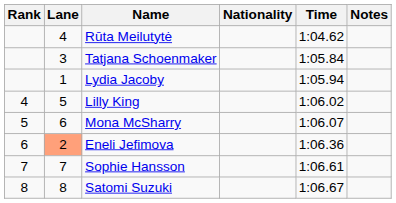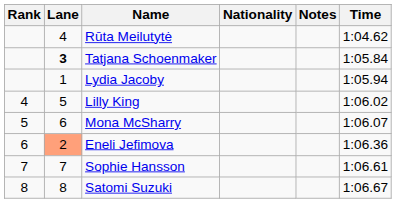columns swapped: (321, 15) <-> (369, 15)
(63, 58) normal -> (63, 58) bold
